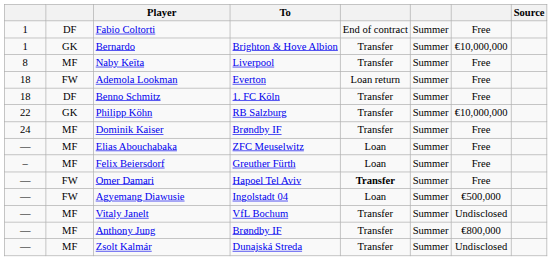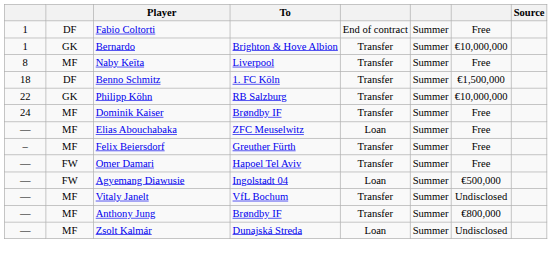- row: (137, 79)
(481, 96) Free -> (481, 79) €1,500,000
(375, 163) Loan -> (375, 146) Transfer
(375, 180) bold -> (375, 163) normal
(375, 247) Transfer -> (375, 230) Loan
